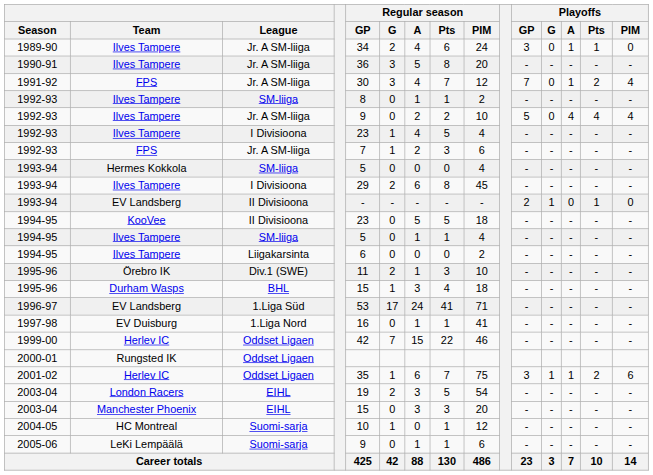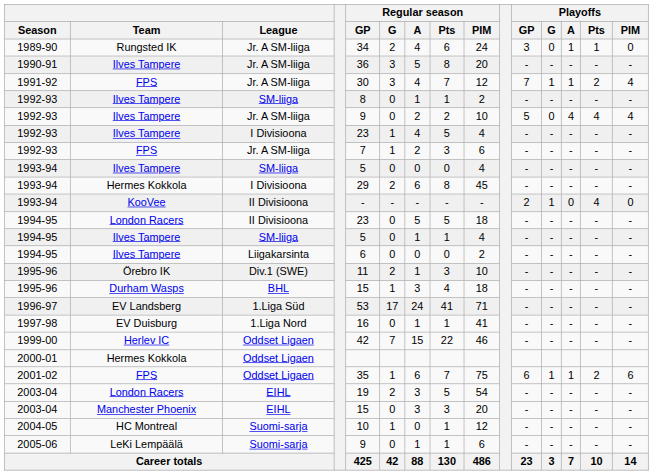(147, 47) Ilves Tampere -> (147, 47) Rungsted IK
(552, 82) 0 -> (552, 82) 1
(147, 168) Hermes Kokkola -> (147, 168) Ilves Tampere
(147, 185) Ilves Tampere -> (147, 185) Hermes Kokkola
(147, 202) EV Landsberg -> (147, 202) KooVee
(596, 202) 1 -> (596, 202) 4
(147, 220) KooVee -> (147, 220) London Racers
(147, 358) Rungsted IK -> (147, 358) Hermes Kokkola
(147, 375) Herlev IC -> (147, 375) FPS
(527, 375) 3 -> (527, 375) 6
